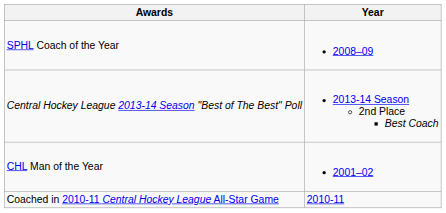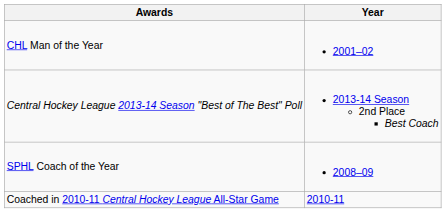rows swapped: (55, 166) <-> (63, 45)
